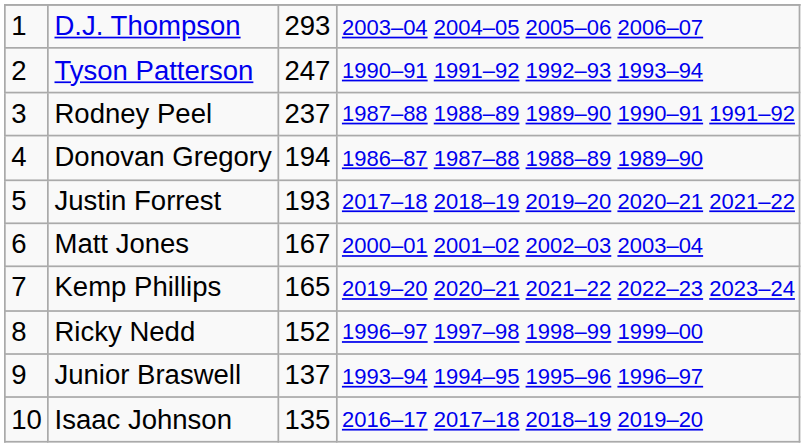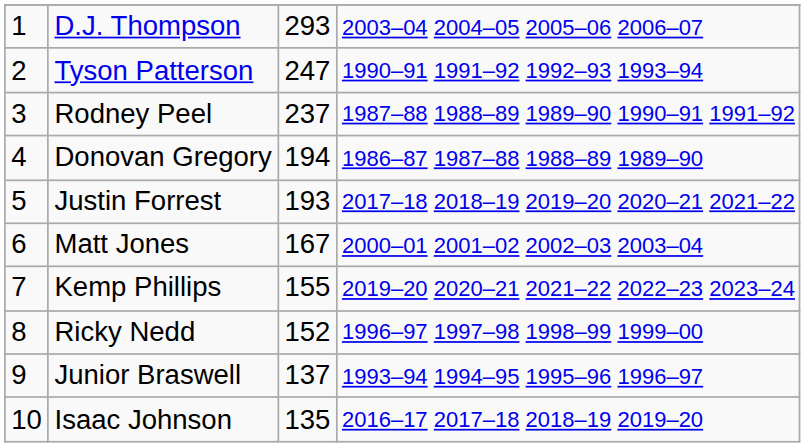(307, 288) 165 -> (307, 288) 155
